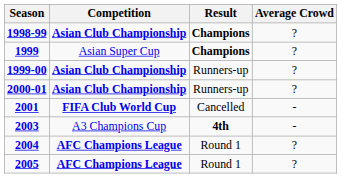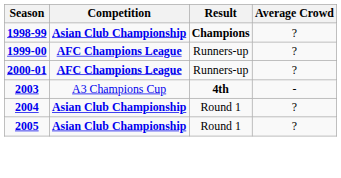- row: (27, 51)
(119, 70) Asian Club Championship -> (119, 51) AFC Champions League
(119, 88) Asian Club Championship -> (119, 70) AFC Champions League
- row: (27, 107)
(119, 145) AFC Champions League -> (119, 107) Asian Club Championship
(119, 164) AFC Champions League -> (119, 126) Asian Club Championship
